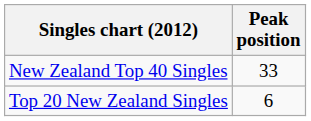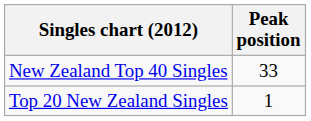(269, 100) 6 -> (269, 100) 1
